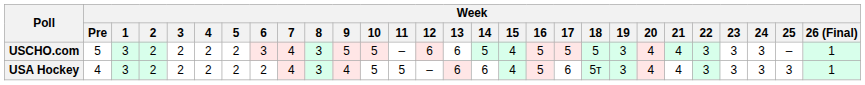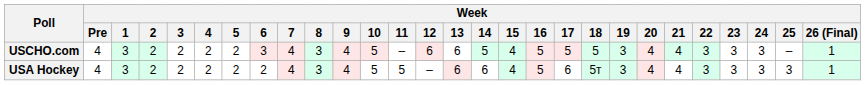(98, 51) 5 -> (98, 51) 4
(347, 51) 5 -> (347, 51) 4
